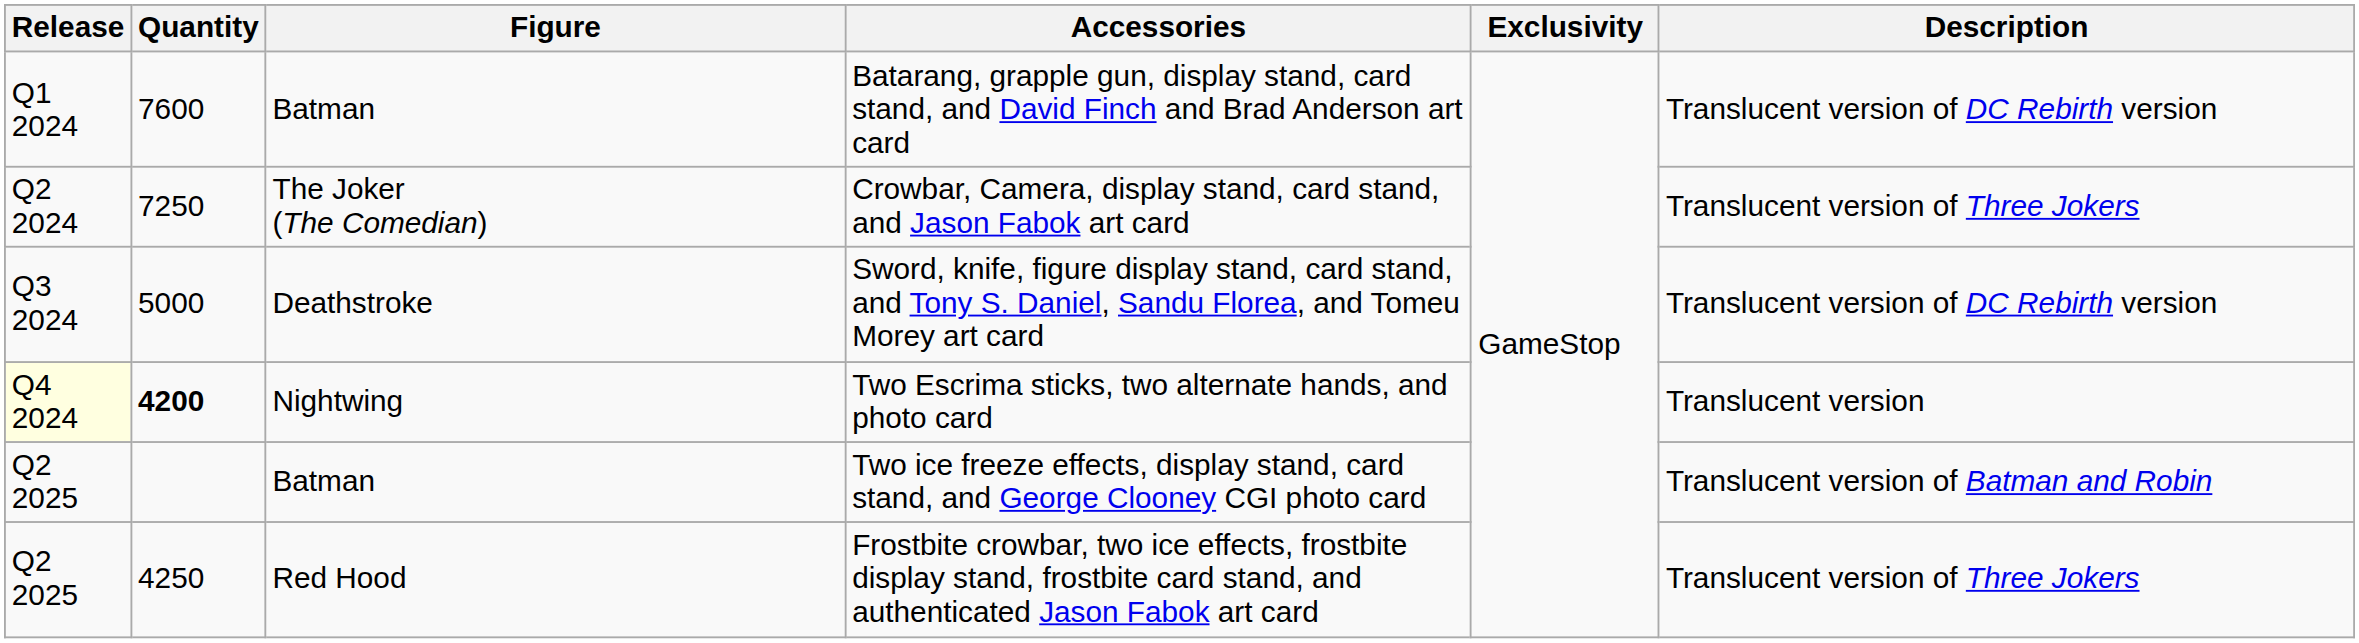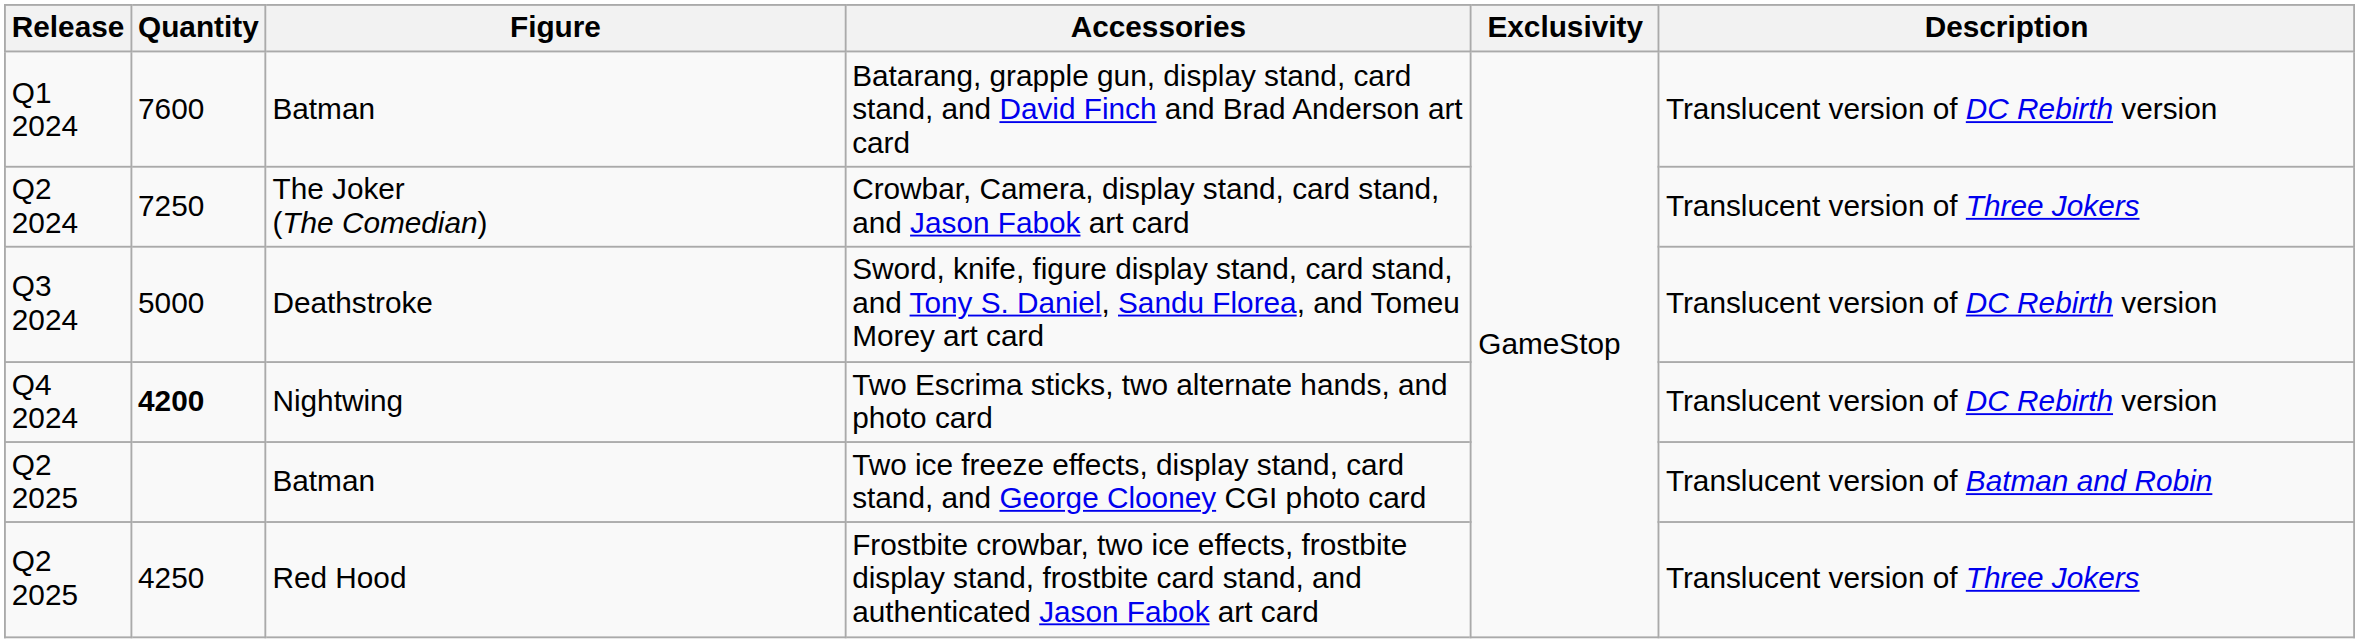(45, 401) lightyellow background -> (45, 401) no background
(1795, 401) Translucent version -> (1942, 401) Translucent version of DC Rebirth version
